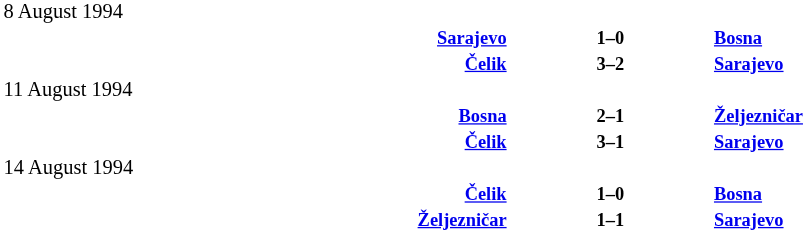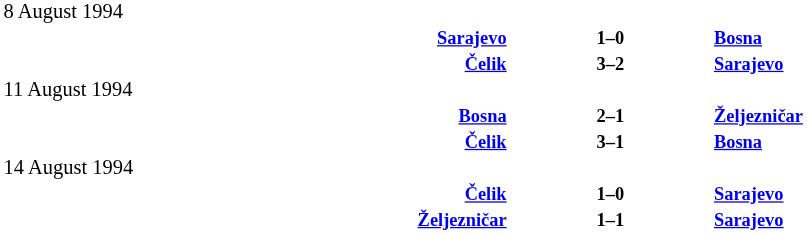(749, 141) Sarajevo -> (738, 141) Bosna
(738, 194) Bosna -> (749, 194) Sarajevo
